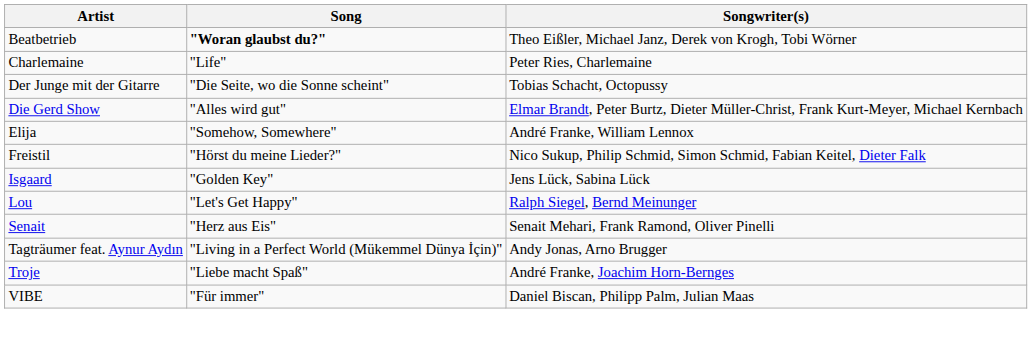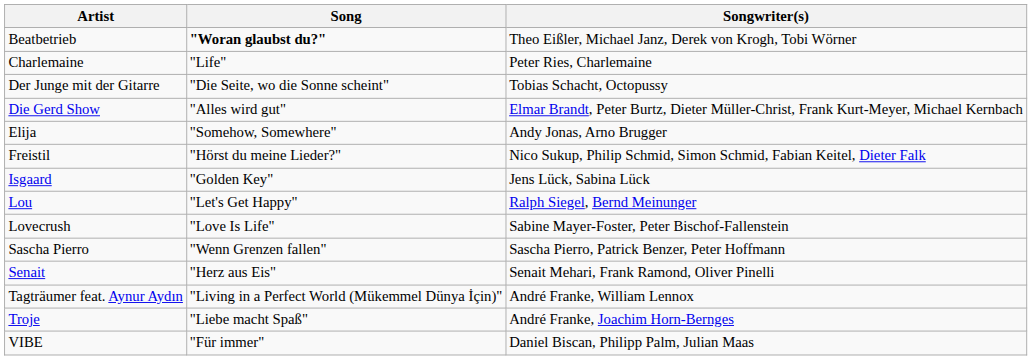(601, 132) André Franke, William Lennox -> (588, 132) Andy Jonas, Arno Brugger
+ row: (39, 226)
+ row: (49, 249)
(588, 249) Andy Jonas, Arno Brugger -> (601, 296) André Franke, William Lennox
